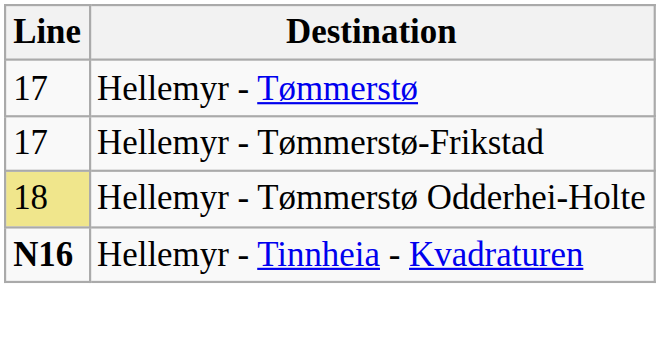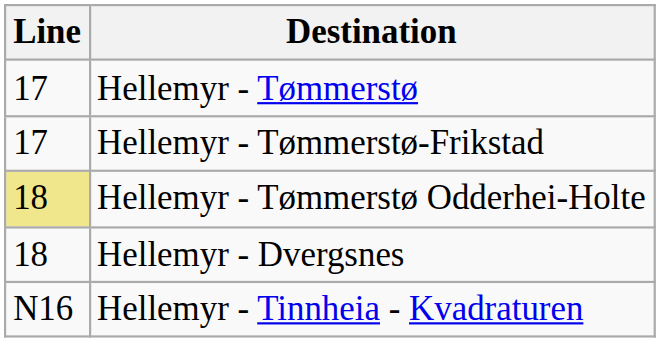+ row: (251, 253)
(43, 253) bold -> (43, 308) normal
